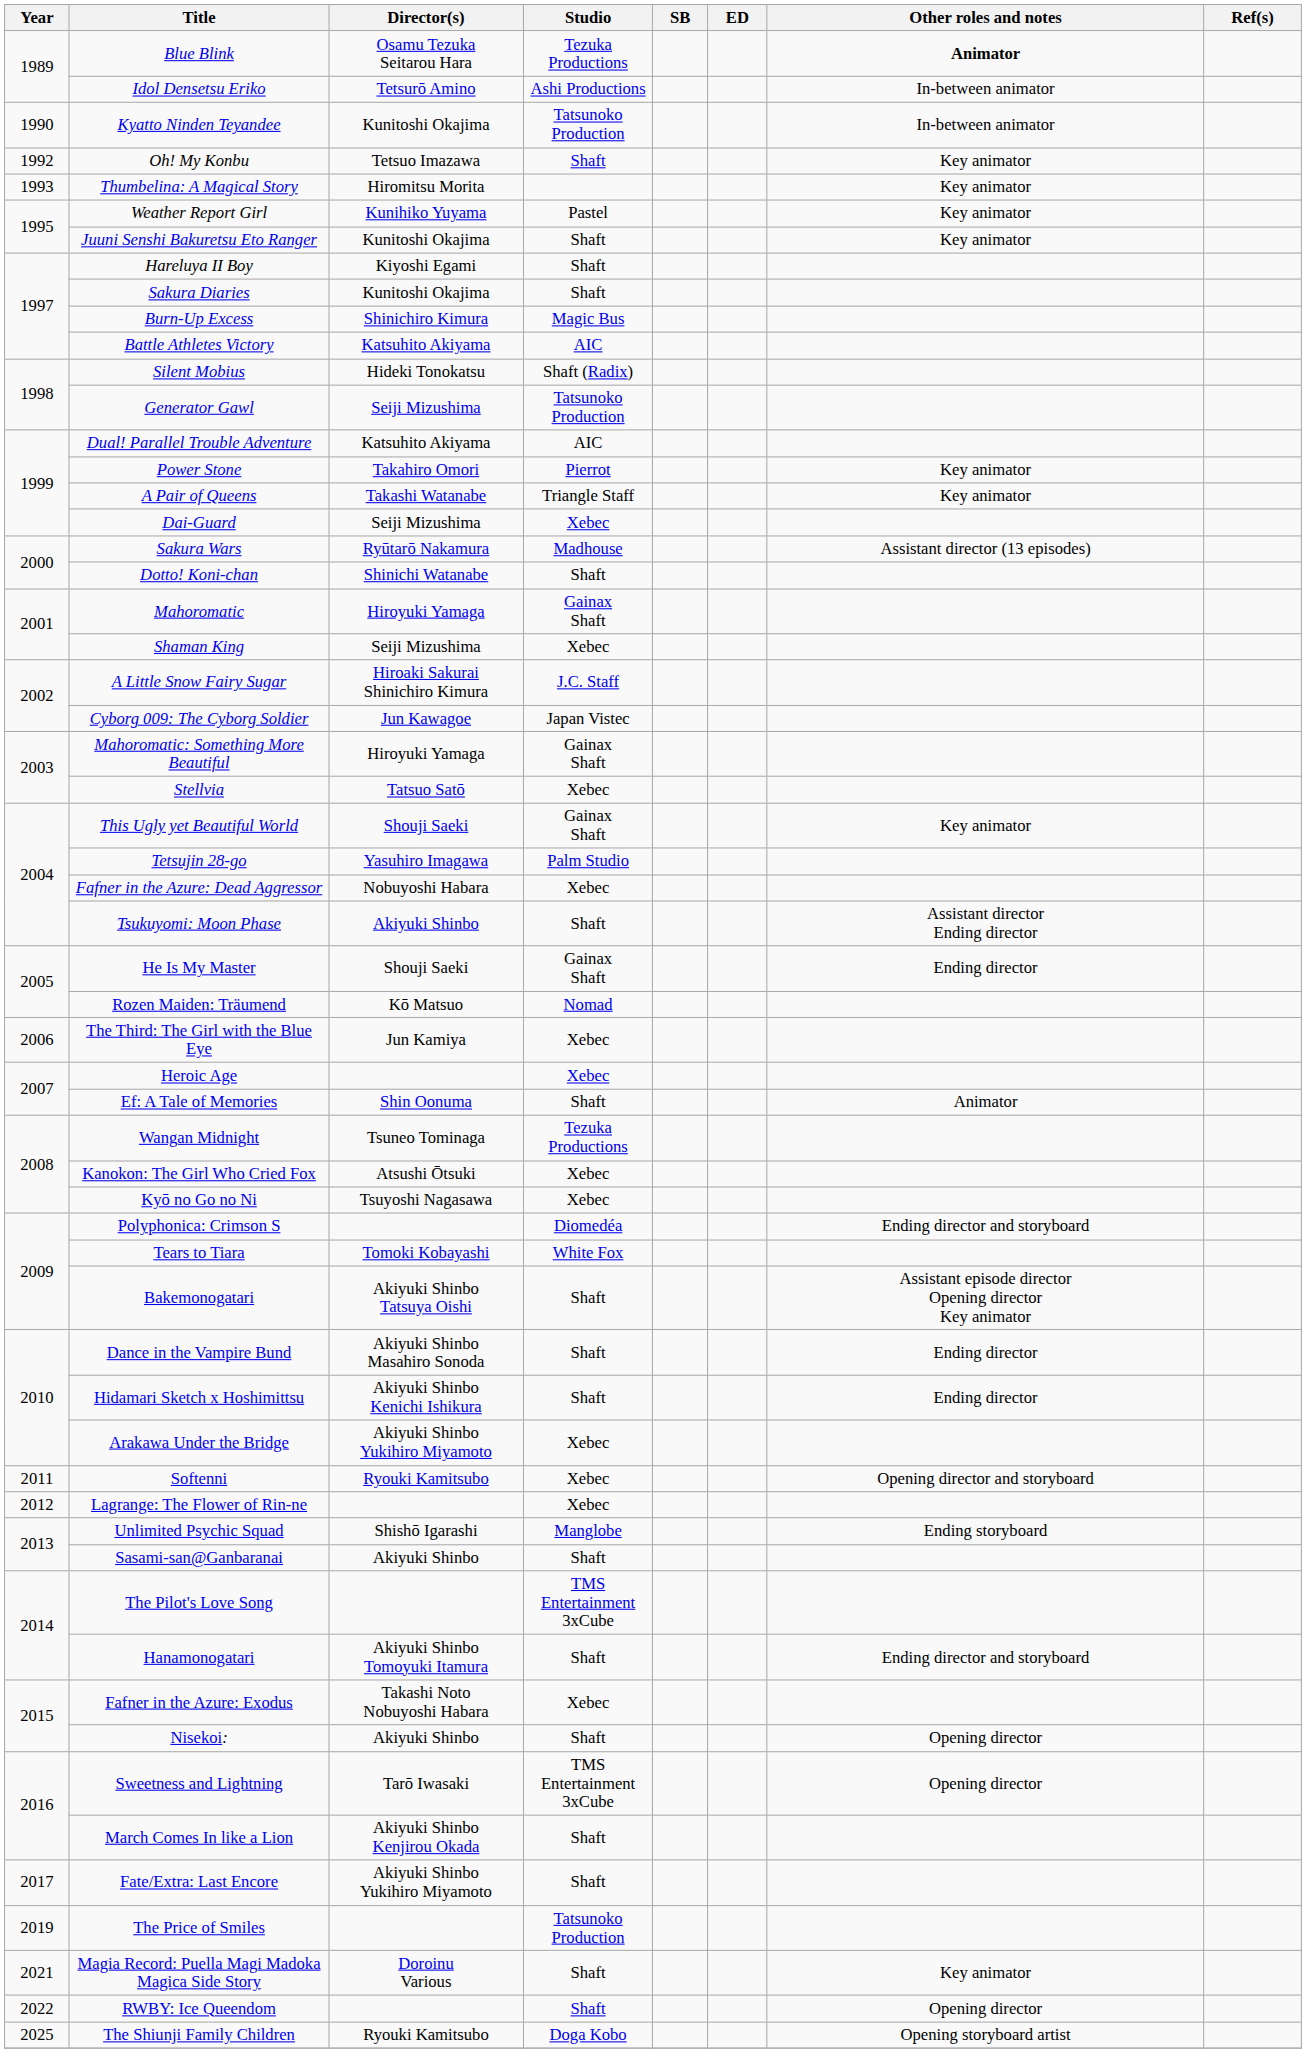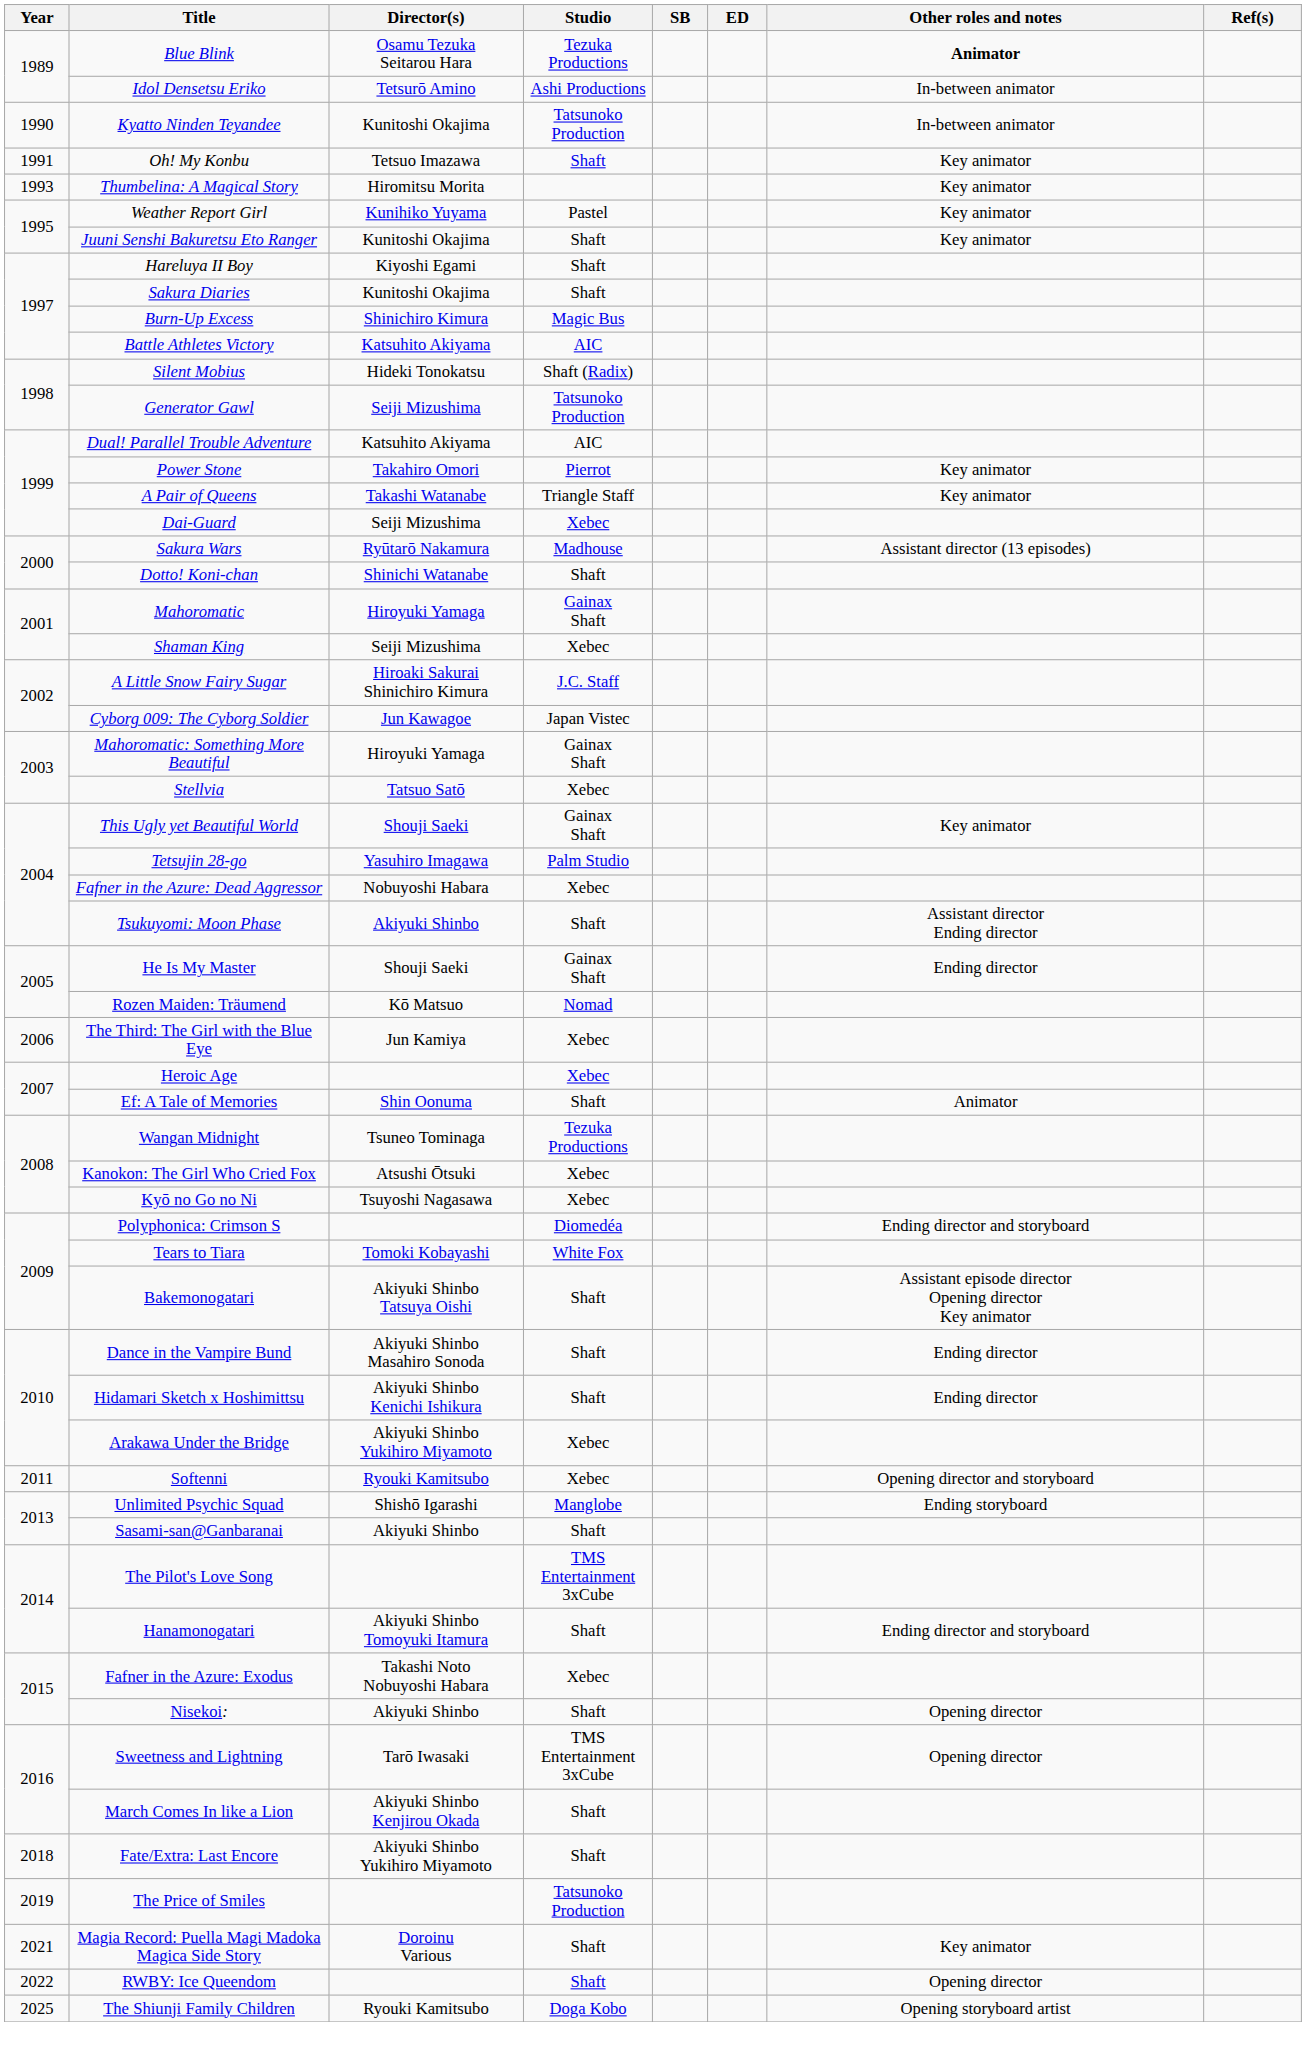(37, 160) 1992 -> (37, 160) 1991
- row: (199, 1504)
(37, 1882) 2017 -> (37, 1856) 2018
